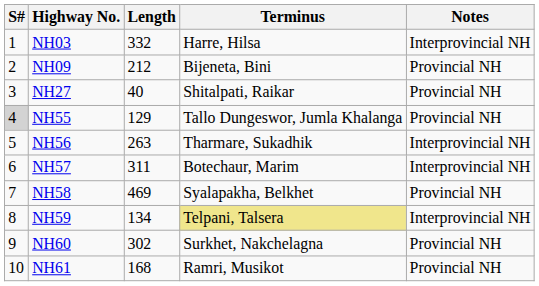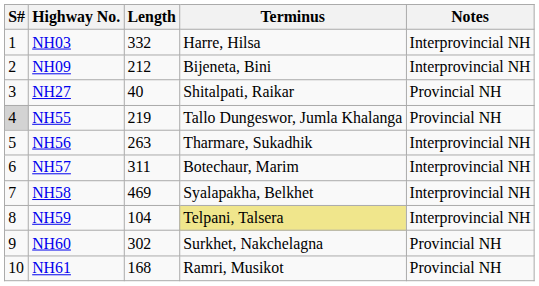(456, 67) Provincial NH -> (470, 67) Interprovincial NH
(139, 117) 129 -> (139, 117) 219
(456, 192) Provincial NH -> (470, 192) Interprovincial NH
(139, 218) 134 -> (139, 218) 104
